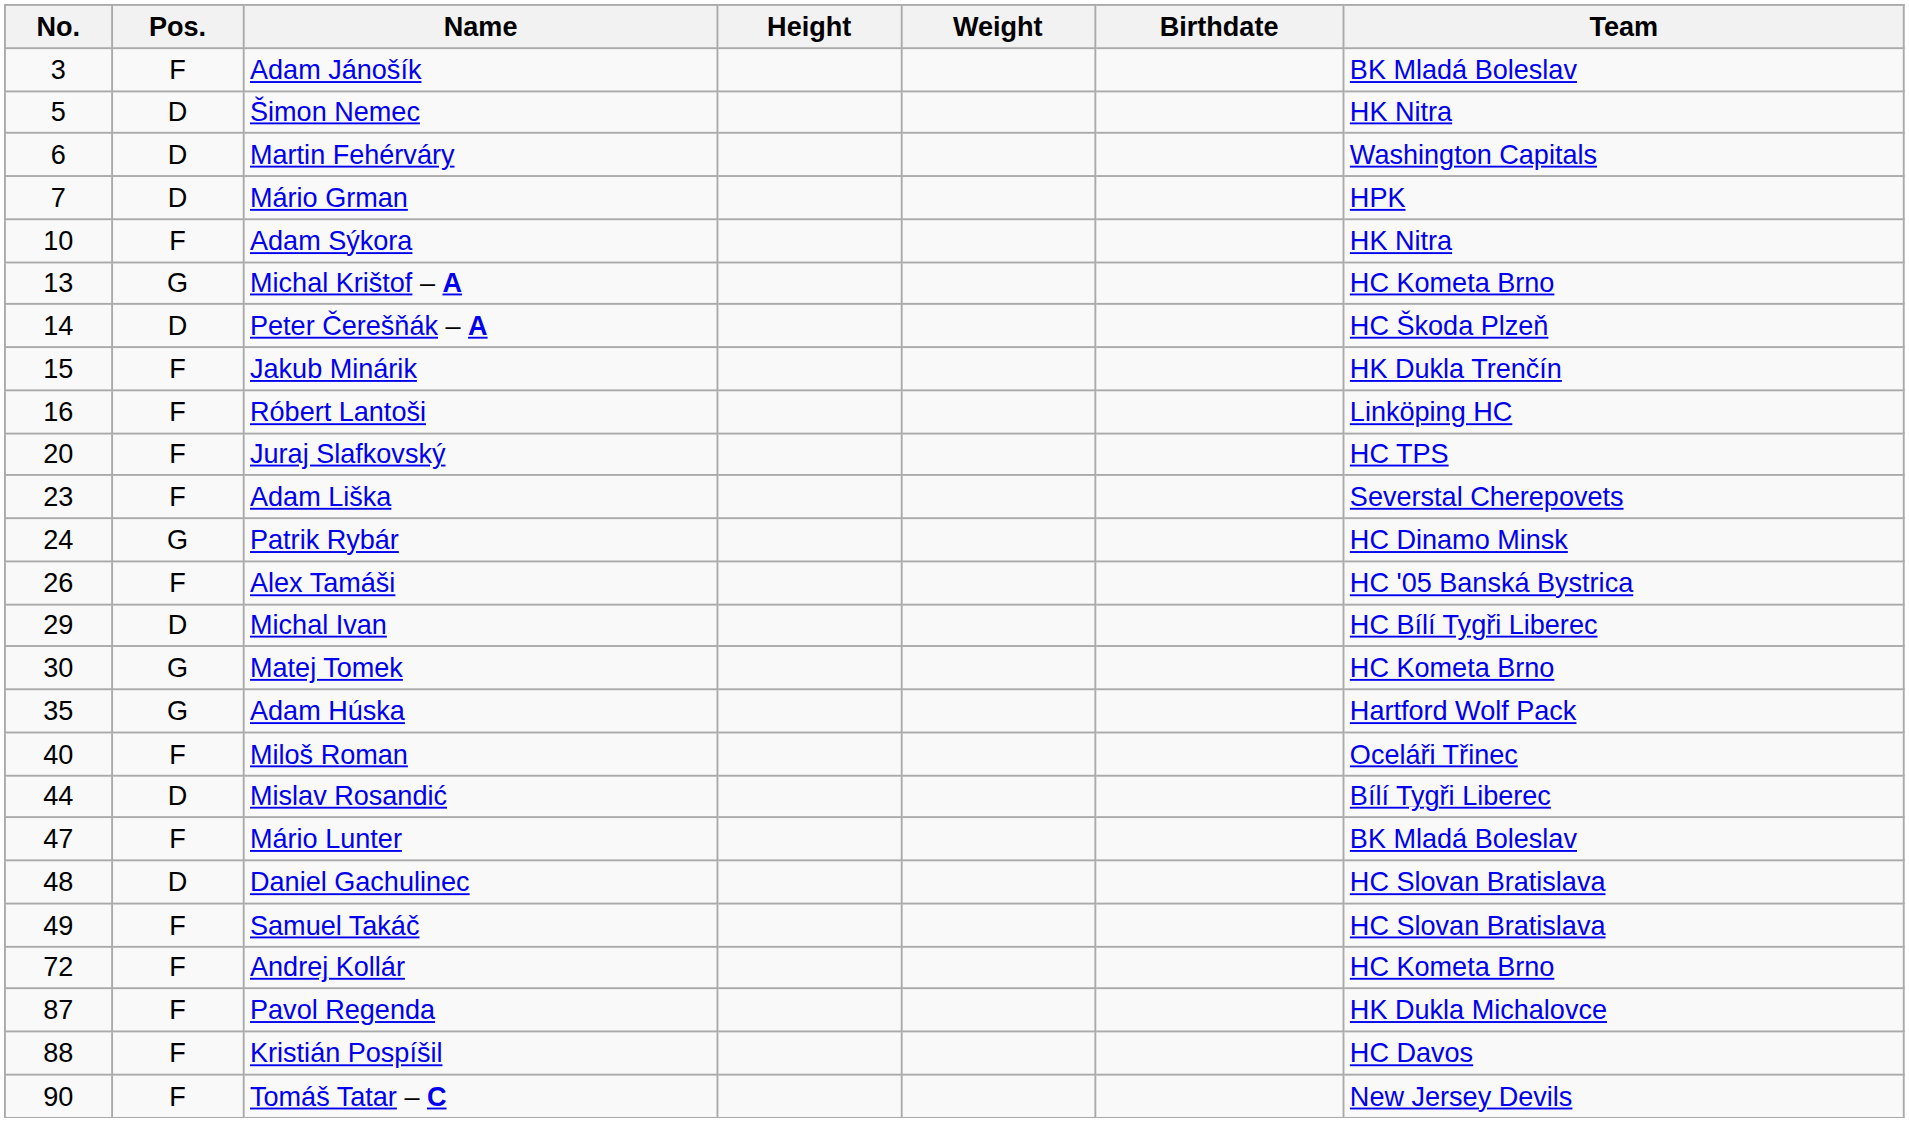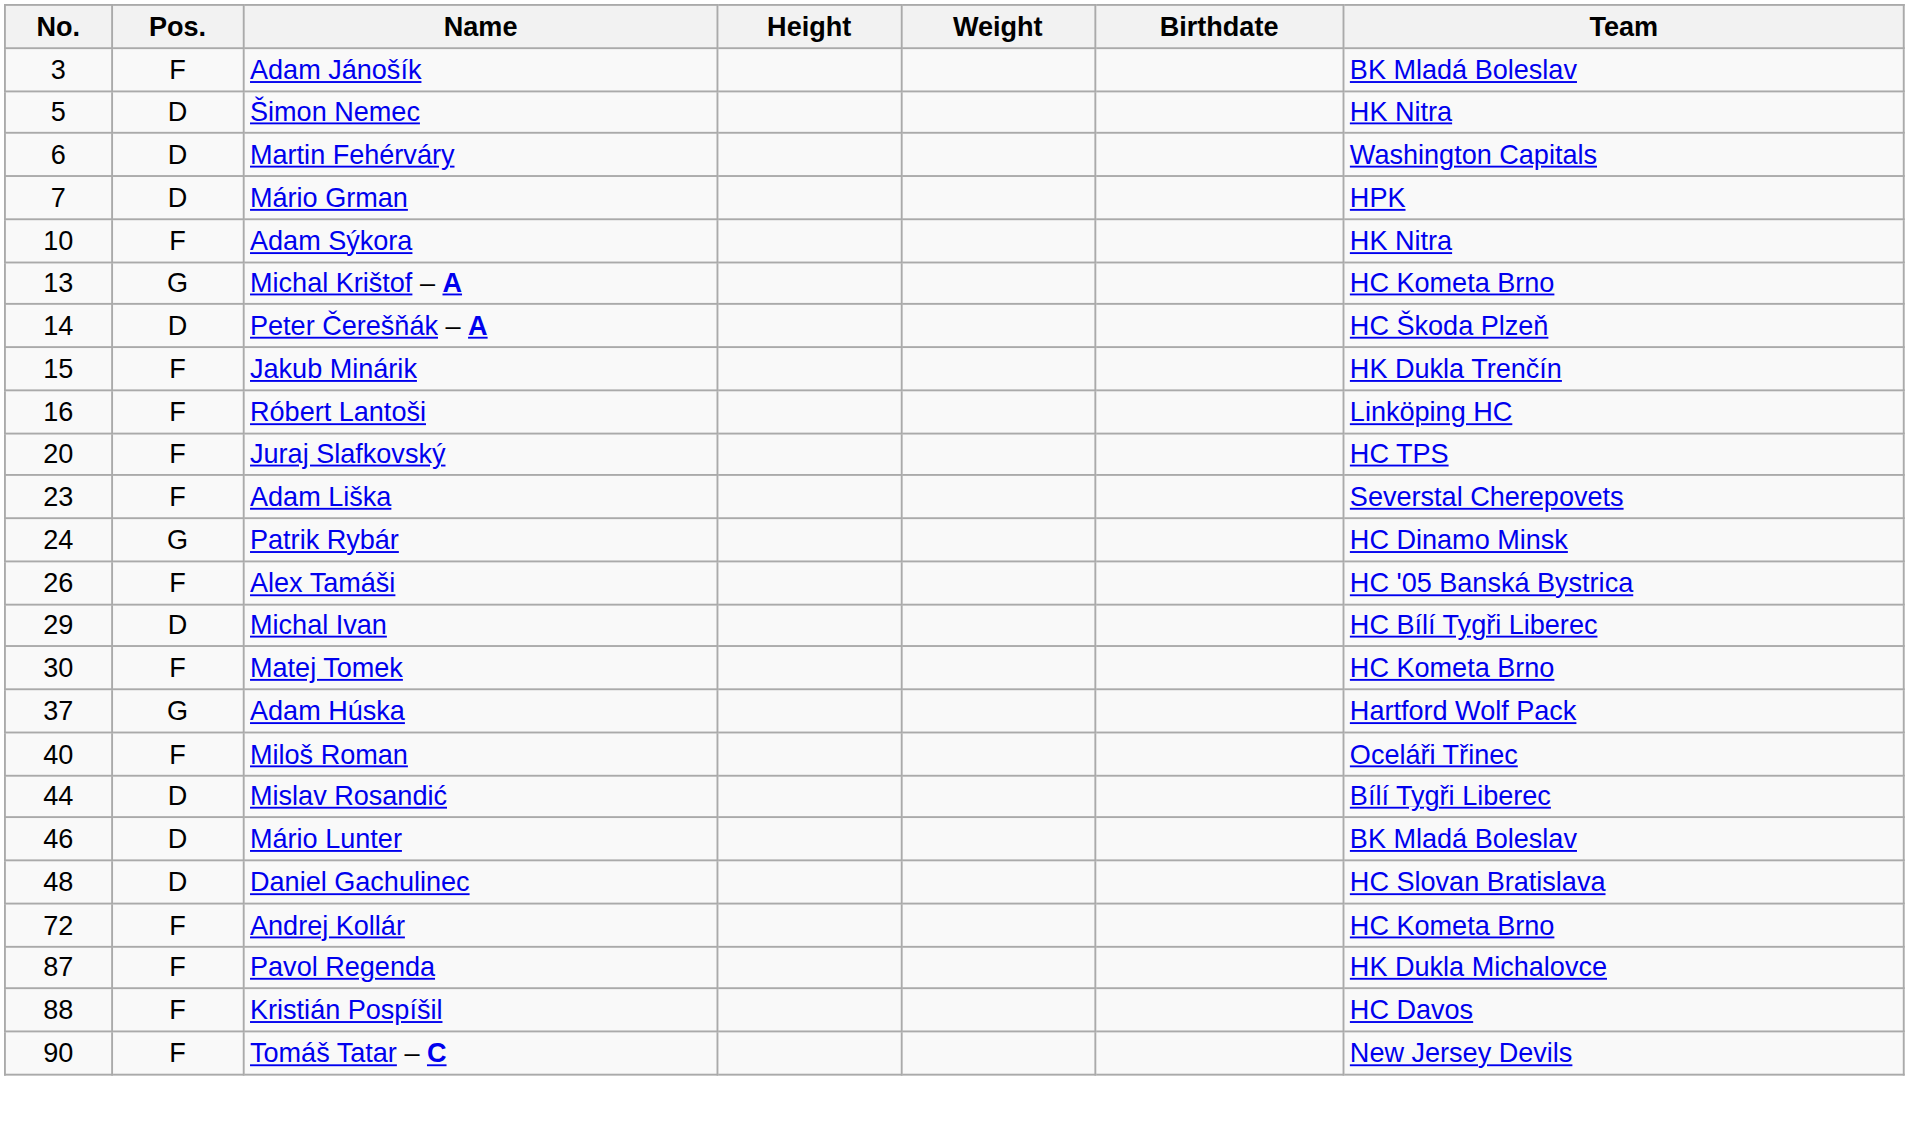(178, 668) G -> (178, 668) F
(58, 711) 35 -> (58, 711) 37
(58, 839) 47 -> (58, 839) 46
(178, 839) F -> (178, 839) D
- row: (335, 925)
